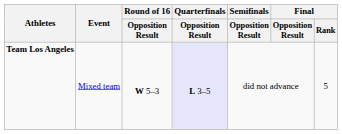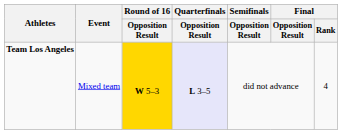(147, 91) no background -> (147, 91) gold background
(326, 86) 5 -> (326, 86) 4
